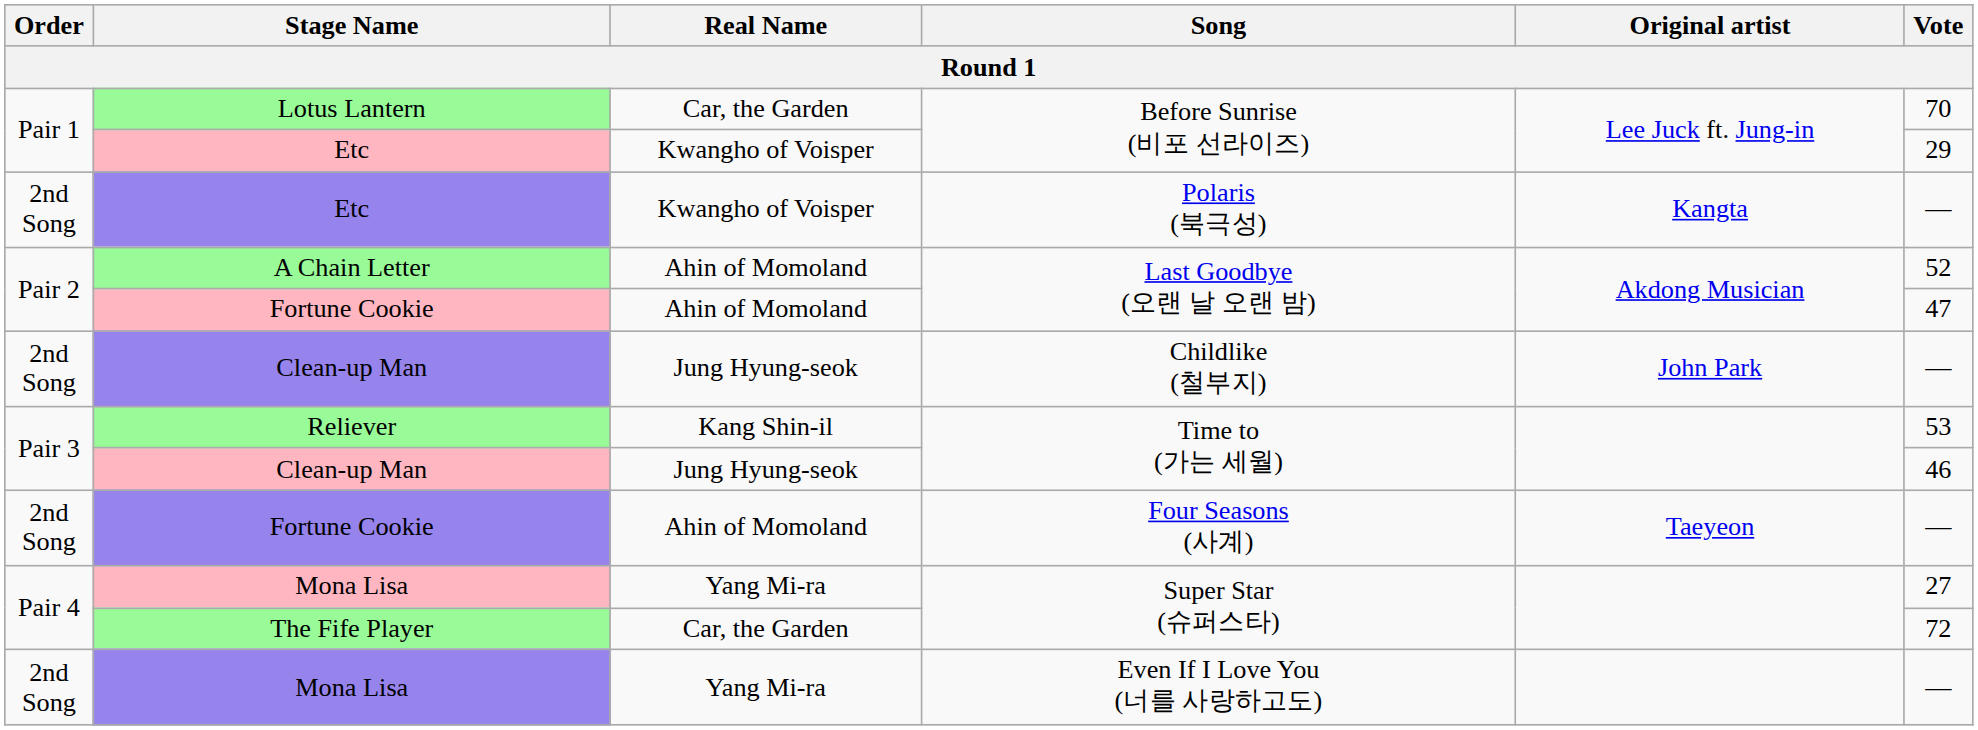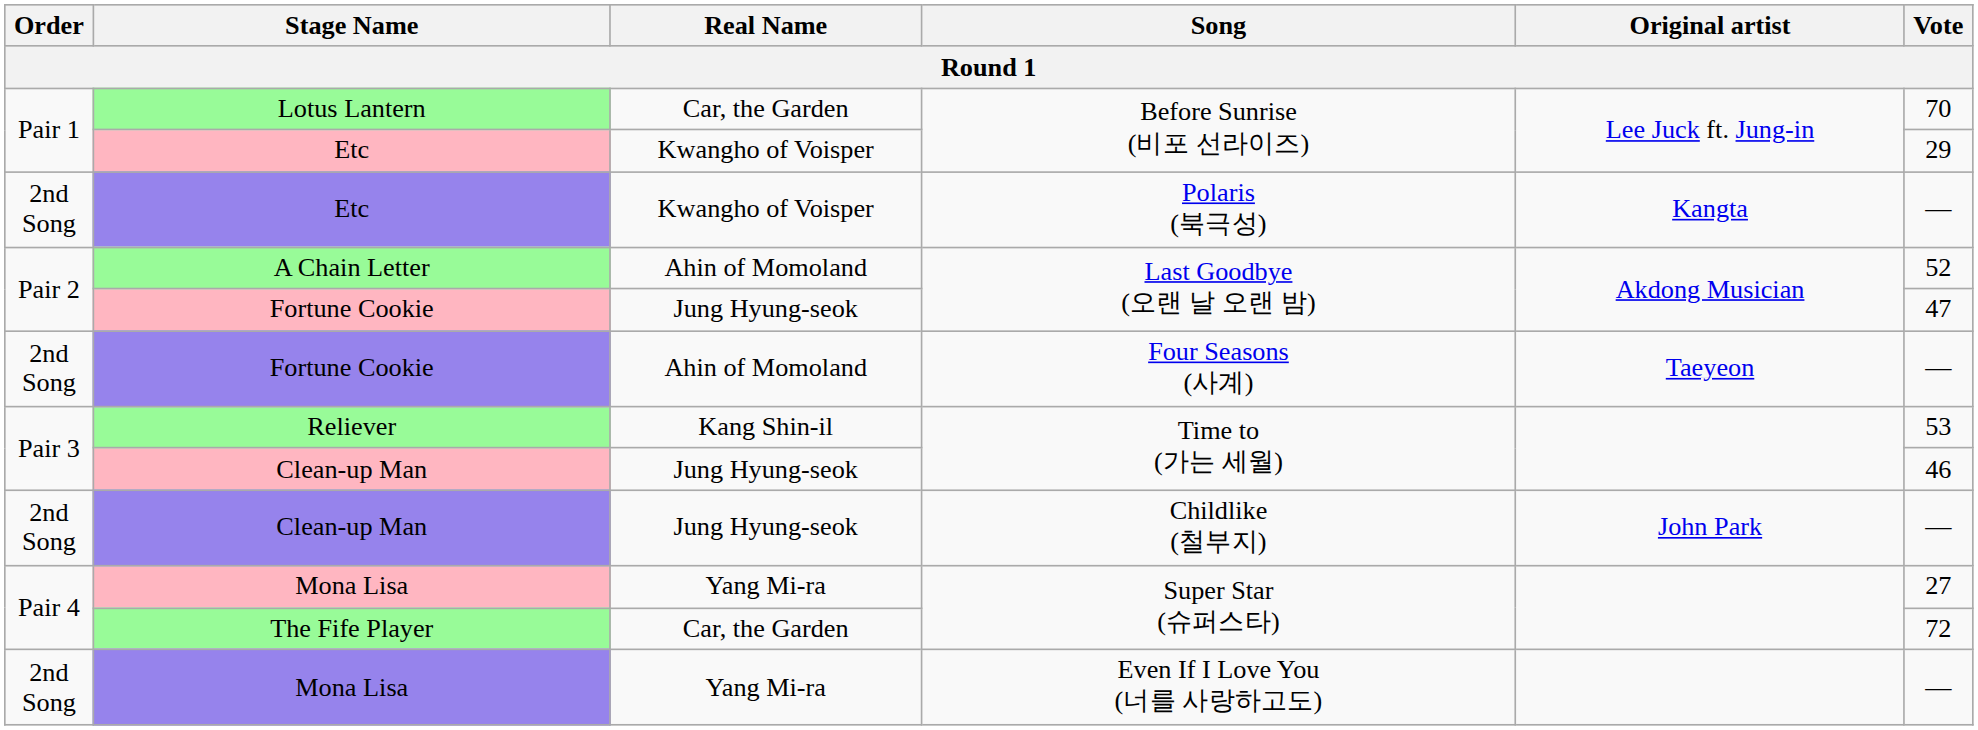(766, 309) Ahin of Momoland -> (766, 309) Jung Hyung-seok
rows swapped: (352, 527) <-> (352, 368)
